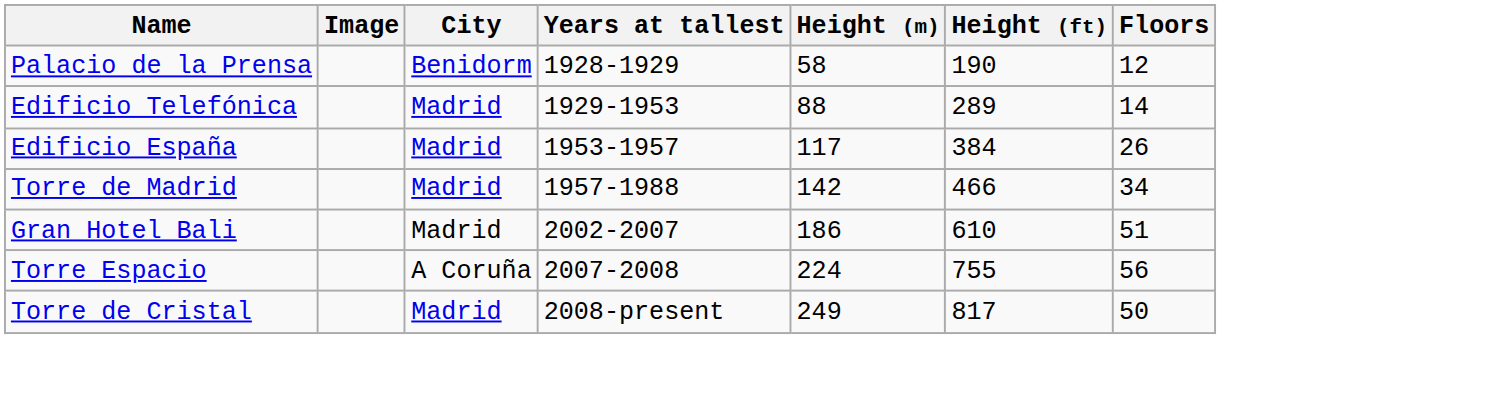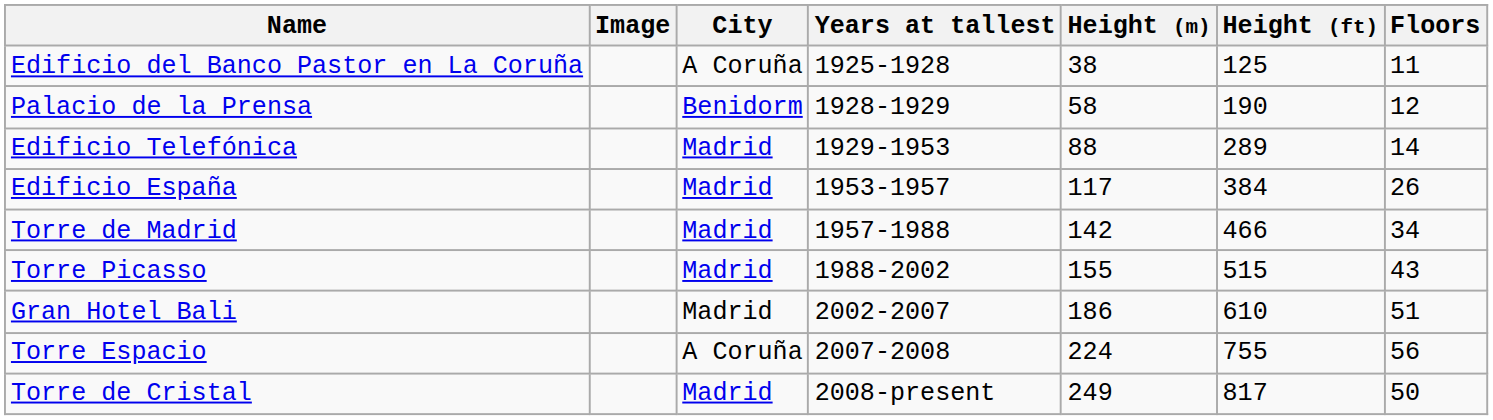+ row: (297, 66)
+ row: (109, 271)
